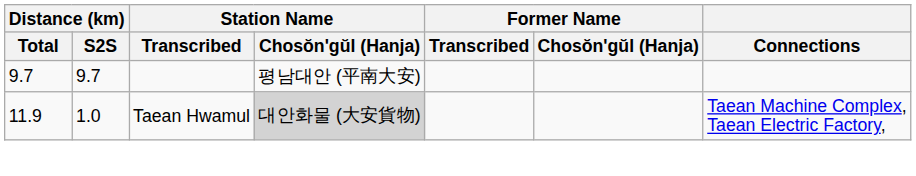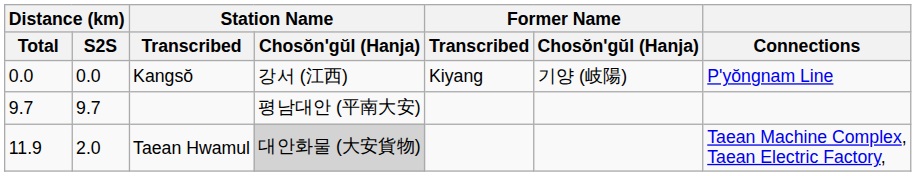+ row: (163, 76)
(88, 115) 1.0 -> (88, 147) 2.0
